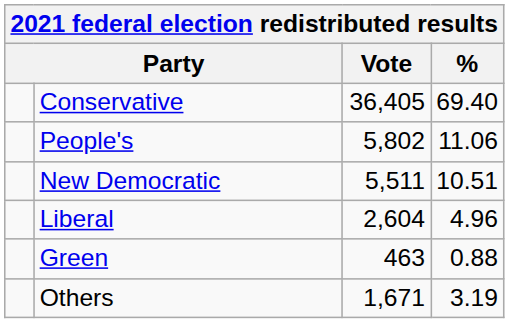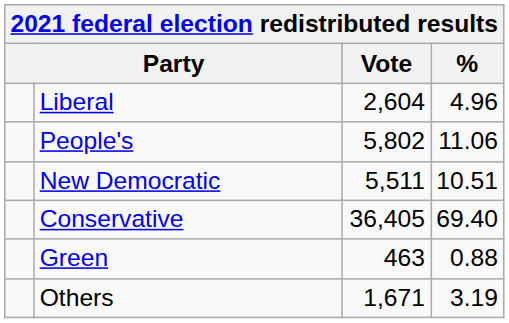rows swapped: (112, 102) <-> (77, 219)
